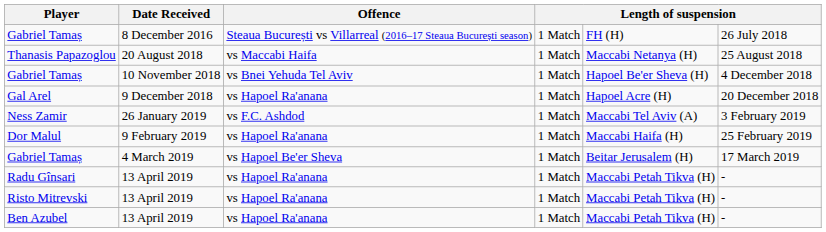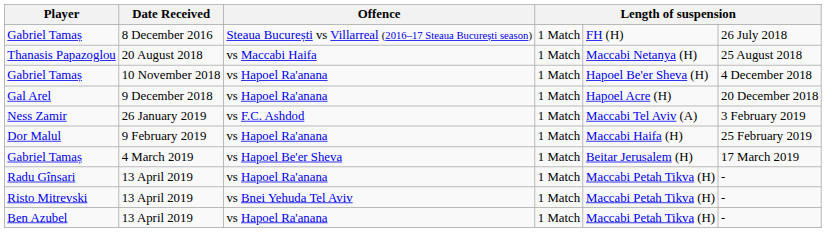(290, 75) vs Bnei Yehuda Tel Aviv -> (277, 75) vs Hapoel Ra'anana
(277, 197) vs Hapoel Ra'anana -> (290, 197) vs Bnei Yehuda Tel Aviv
